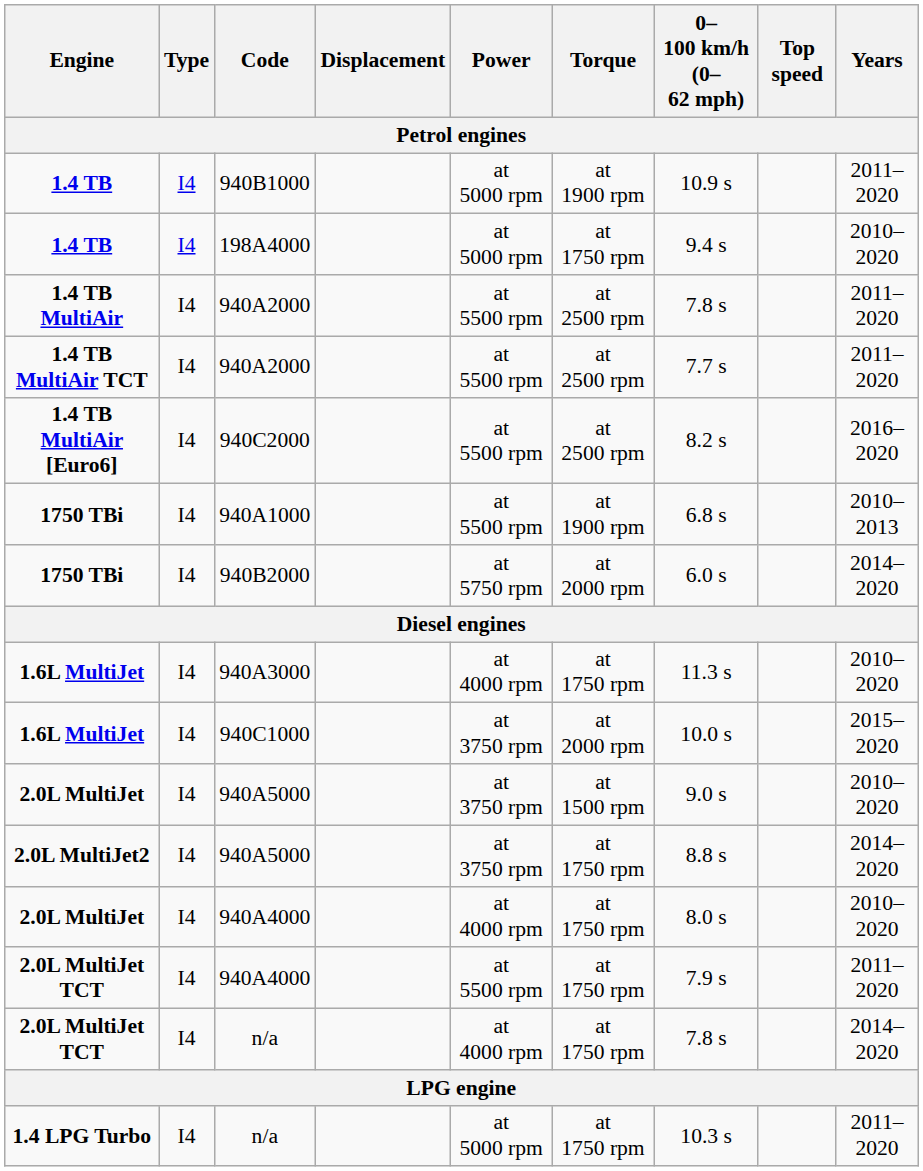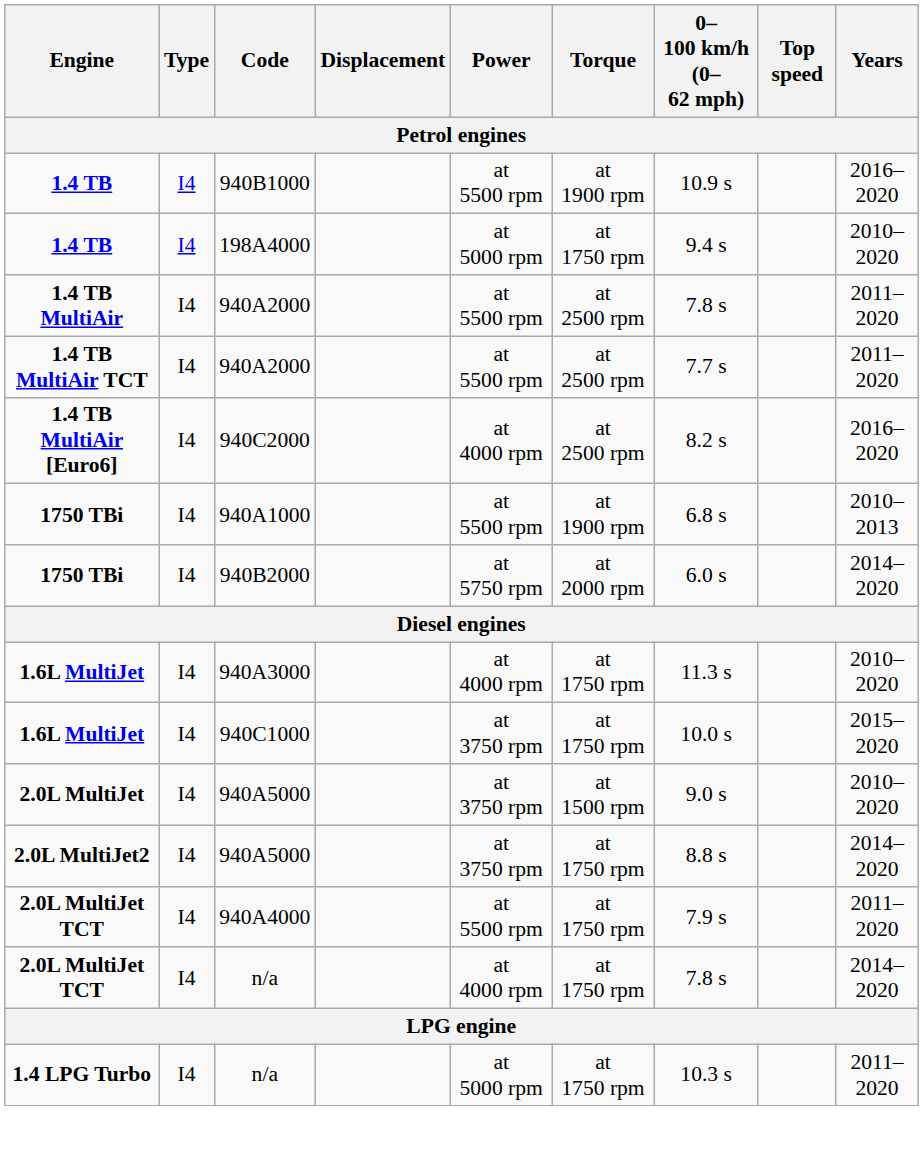(501, 183) at 5000 rpm -> (501, 183) at 5500 rpm
(877, 183) 2011–2020 -> (877, 183) 2016–2020
(501, 440) at 5500 rpm -> (501, 440) at 4000 rpm
(603, 733) at 2000 rpm -> (603, 733) at 1750 rpm
- row: (82, 916)
